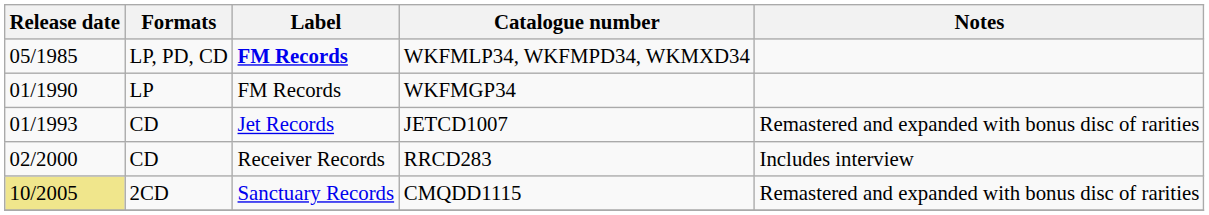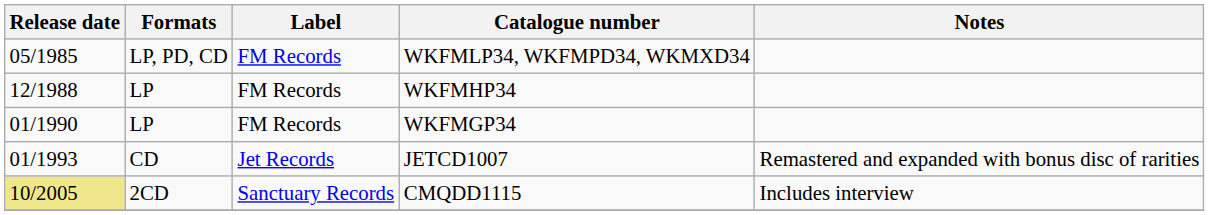(293, 56) bold -> (289, 56) normal
+ row: (460, 90)
- row: (448, 159)
(979, 193) Remastered and expanded with bonus disc of rarities -> (837, 193) Includes interview
